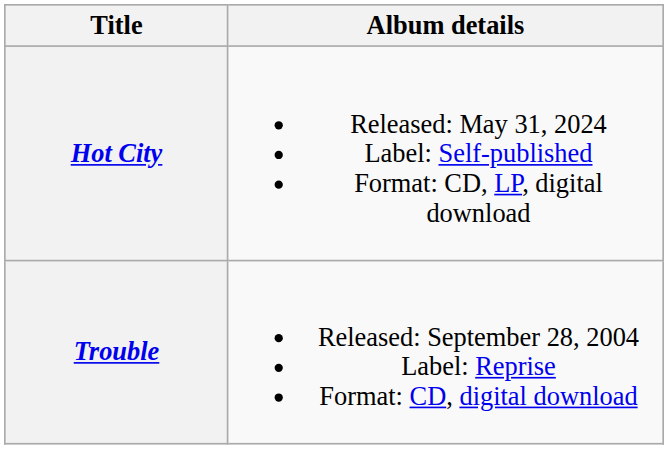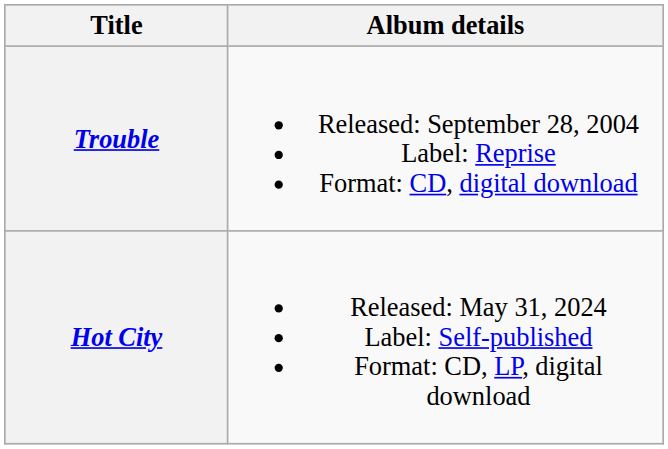rows swapped: (116, 351) <-> (117, 153)
